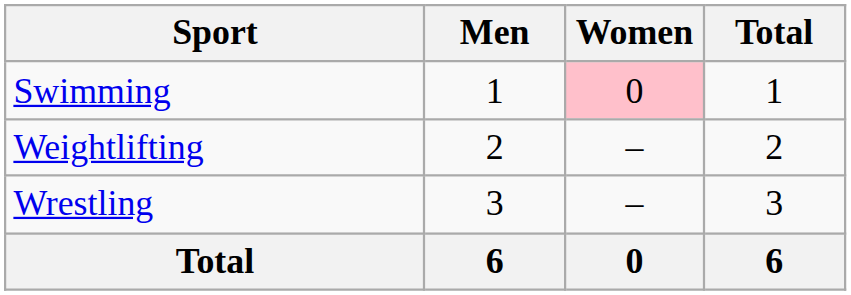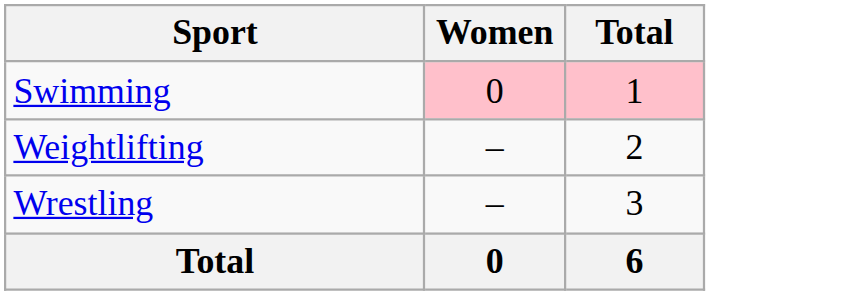- column: (495, 32)
(774, 89) no background -> (634, 89) pink background
